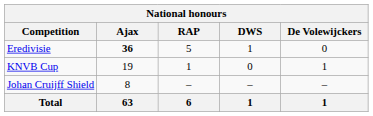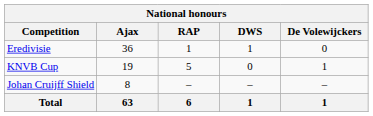(127, 49) bold -> (127, 49) normal
(189, 49) 5 -> (189, 49) 1
(189, 67) 1 -> (189, 67) 5
